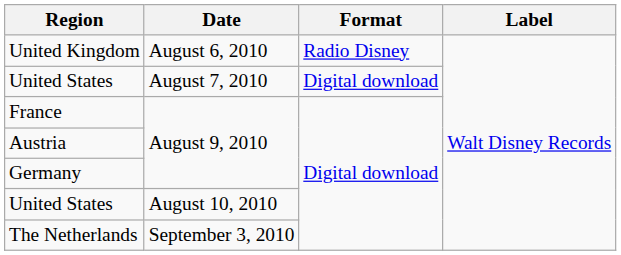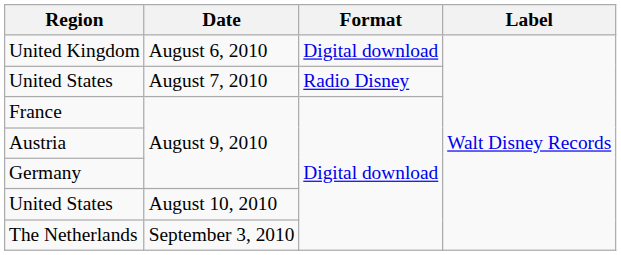(356, 50) Radio Disney -> (371, 50) Digital download
(371, 81) Digital download -> (356, 81) Radio Disney
